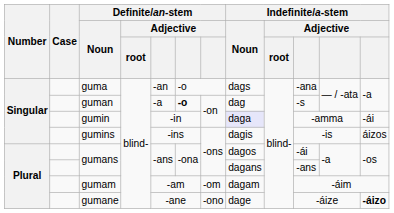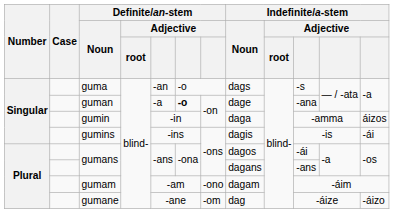(306, 86) -ana -> (301, 86) -s
(237, 103) dag -> (240, 103) dage
(301, 103) -s -> (306, 103) -ana
(240, 119) lavender background -> (240, 119) no background
(368, 119) -ái -> (375, 119) áizos
(375, 135) áizos -> (368, 135) -ái
(212, 184) -om -> (213, 184) -ono
(213, 200) -ono -> (212, 200) -om
(240, 200) dage -> (237, 200) dag
(374, 200) bold -> (374, 200) normal
